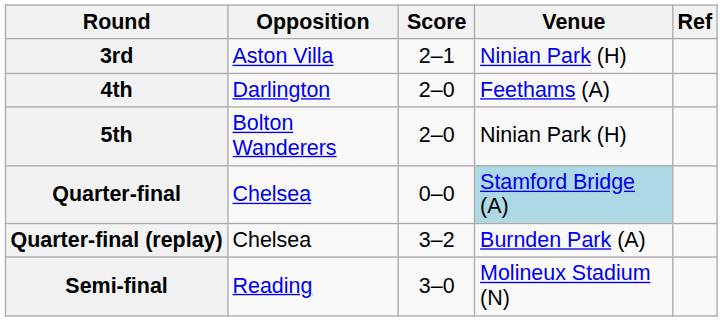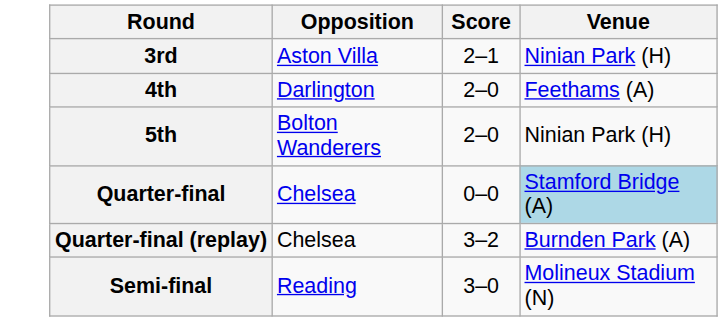- column: (695, 21)
